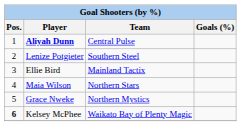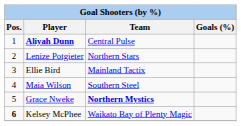(113, 55) Southern Steel -> (113, 55) Northern Stars
(113, 84) Northern Stars -> (113, 84) Southern Steel
(119, 99) normal -> (121, 99) bold
